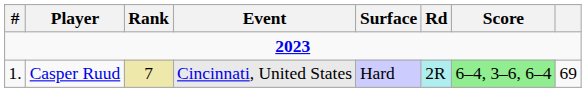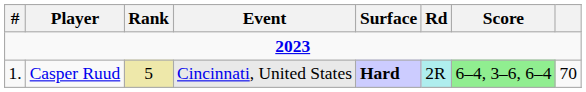(149, 73) 7 -> (149, 73) 5
(377, 73) normal -> (380, 73) bold
(568, 73) 69 -> (568, 73) 70
